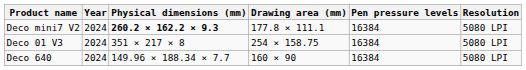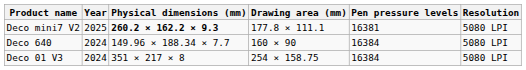(96, 27) 2024 -> (96, 27) 2025
(365, 27) 16384 -> (365, 27) 16381
rows swapped: (35, 42) <-> (29, 58)
